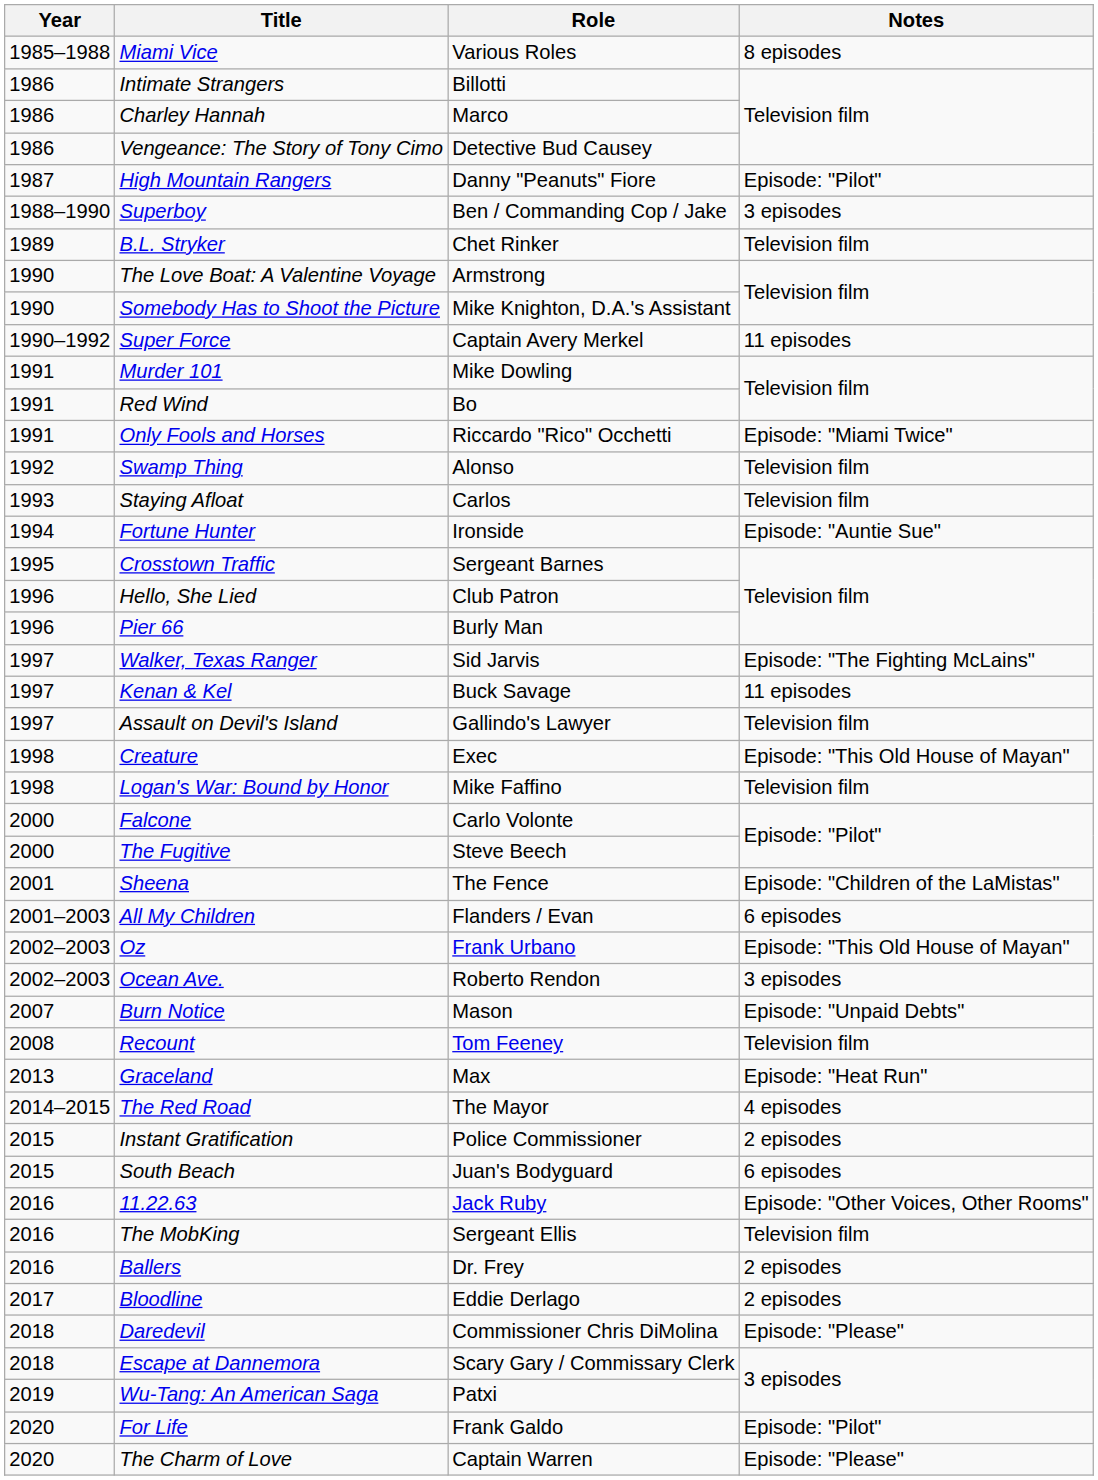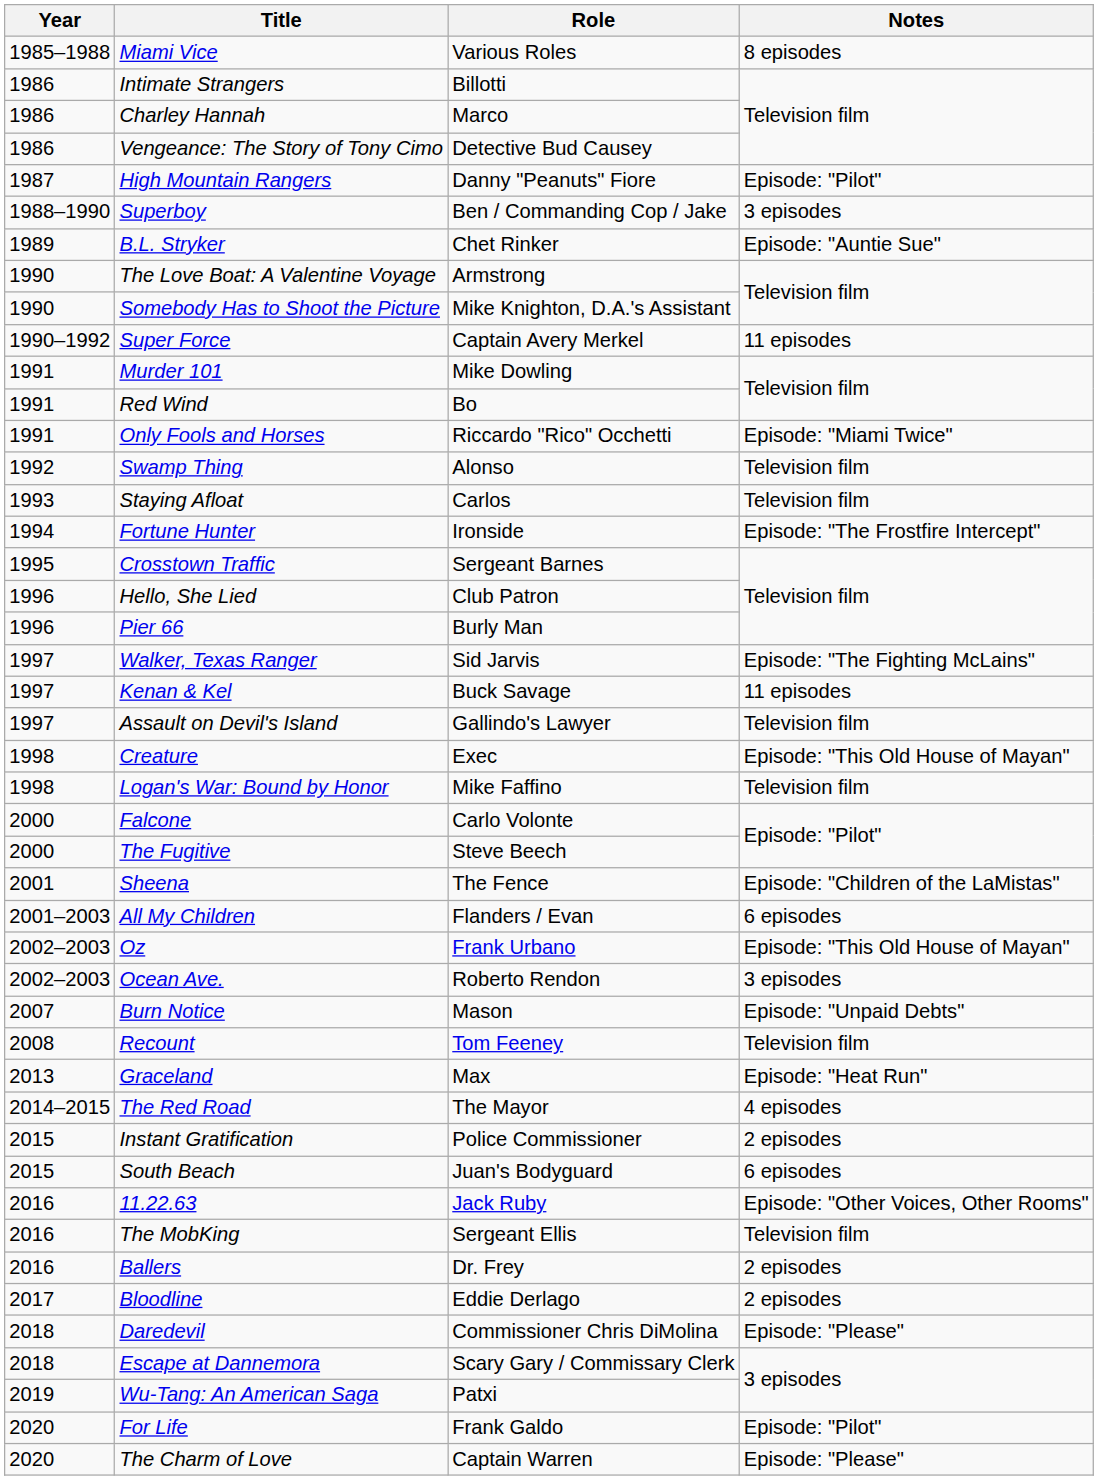(807, 244) Television film -> (842, 244) Episode: "Auntie Sue"
(842, 532) Episode: "Auntie Sue" -> (892, 532) Episode: "The Frostfire Intercept"
